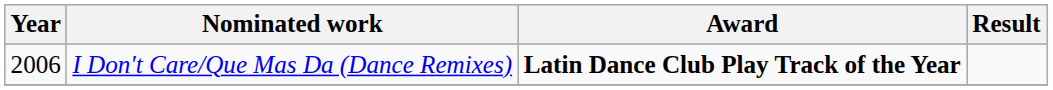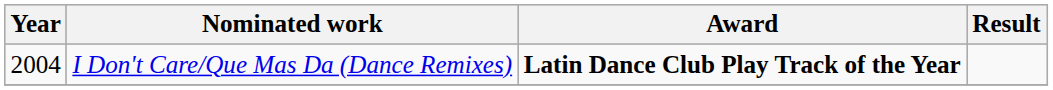(36, 64) 2006 -> (36, 64) 2004
